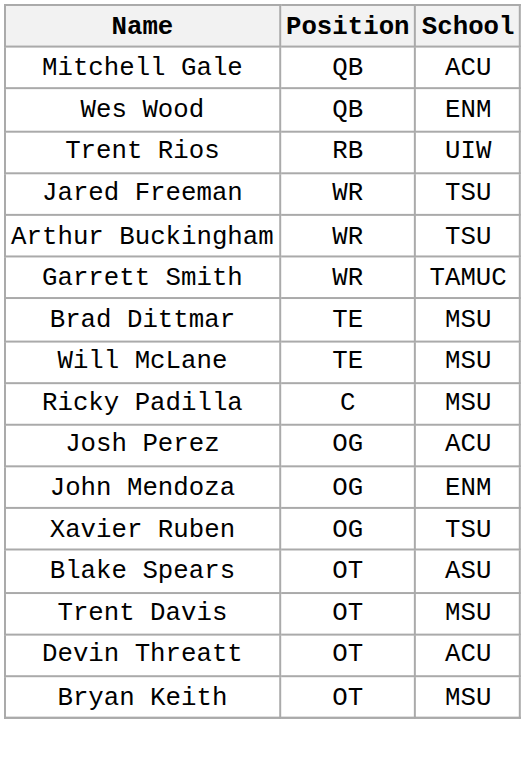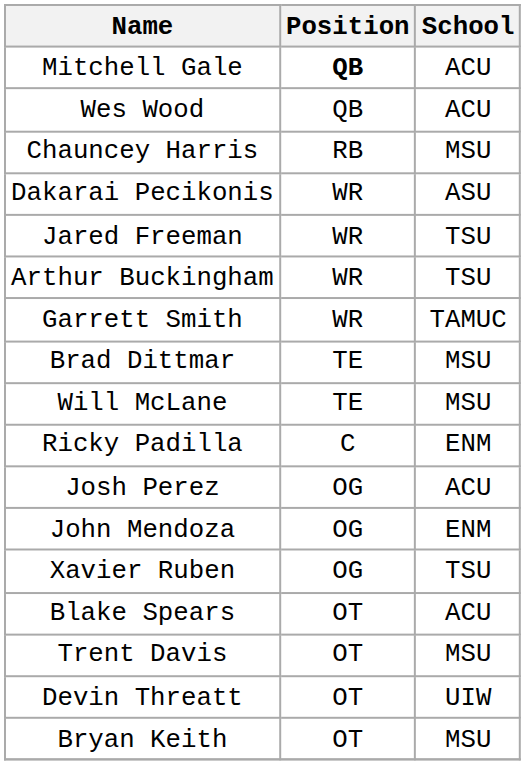(348, 68) normal -> (348, 68) bold
(468, 110) ENM -> (468, 110) ACU
- row: (142, 152)
+ row: (142, 152)
+ row: (142, 194)
(468, 404) MSU -> (468, 445) ENM
(468, 571) ASU -> (468, 613) ACU
(468, 655) ACU -> (468, 697) UIW
